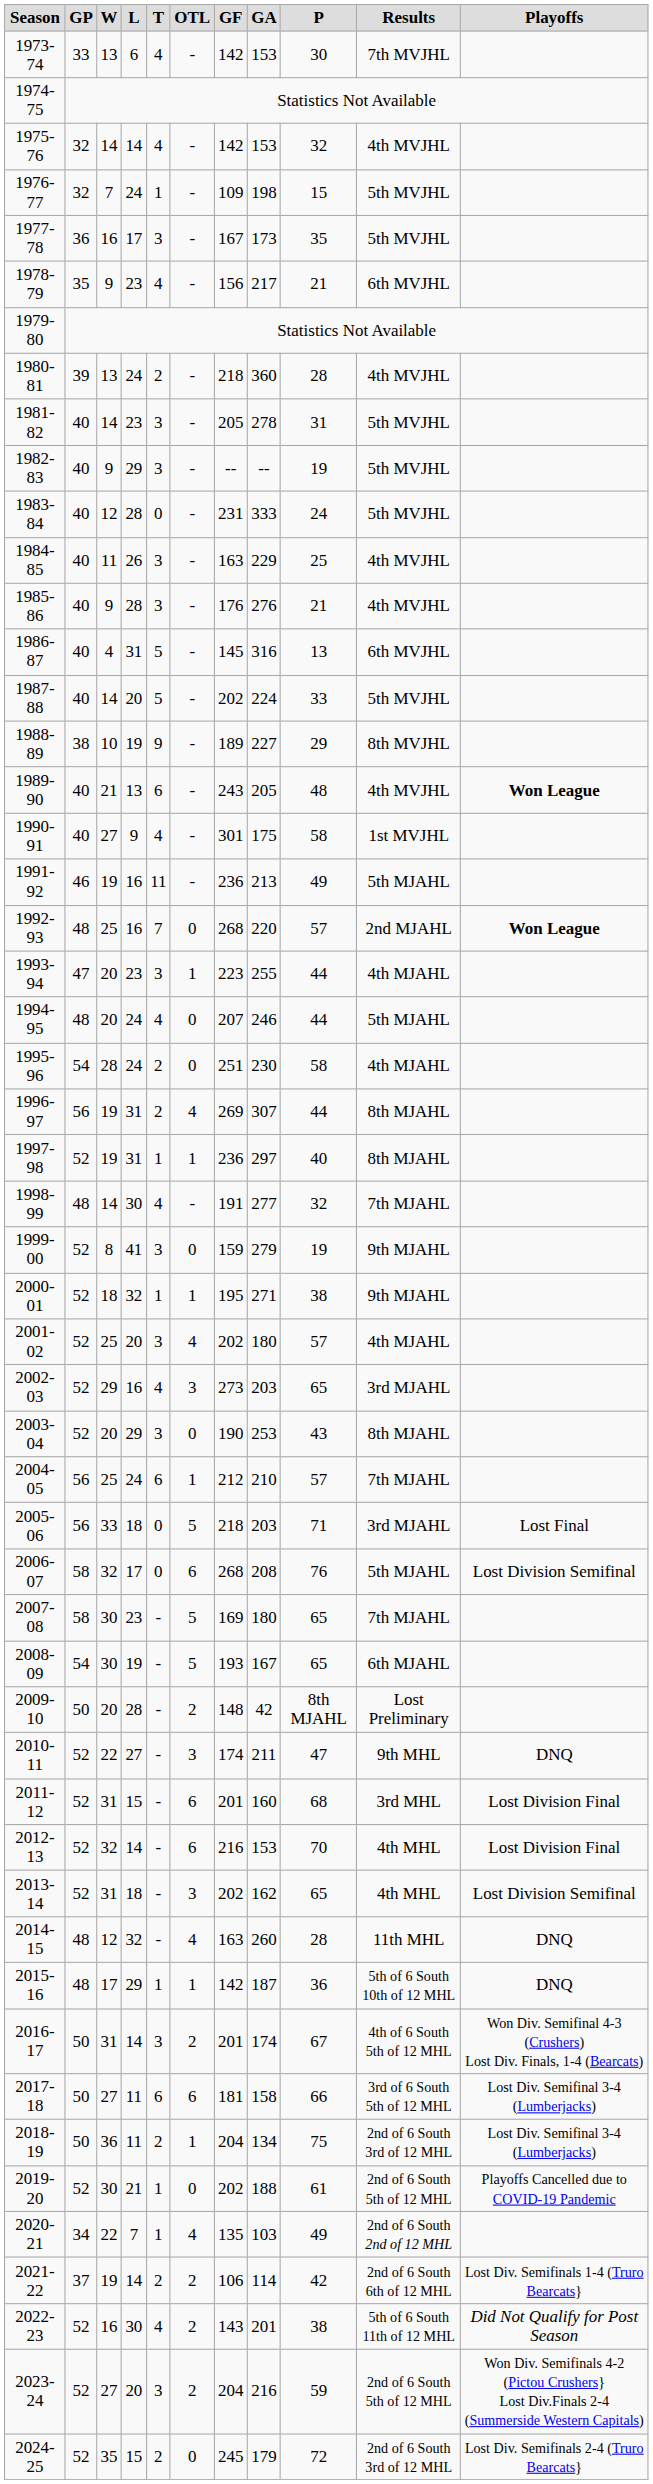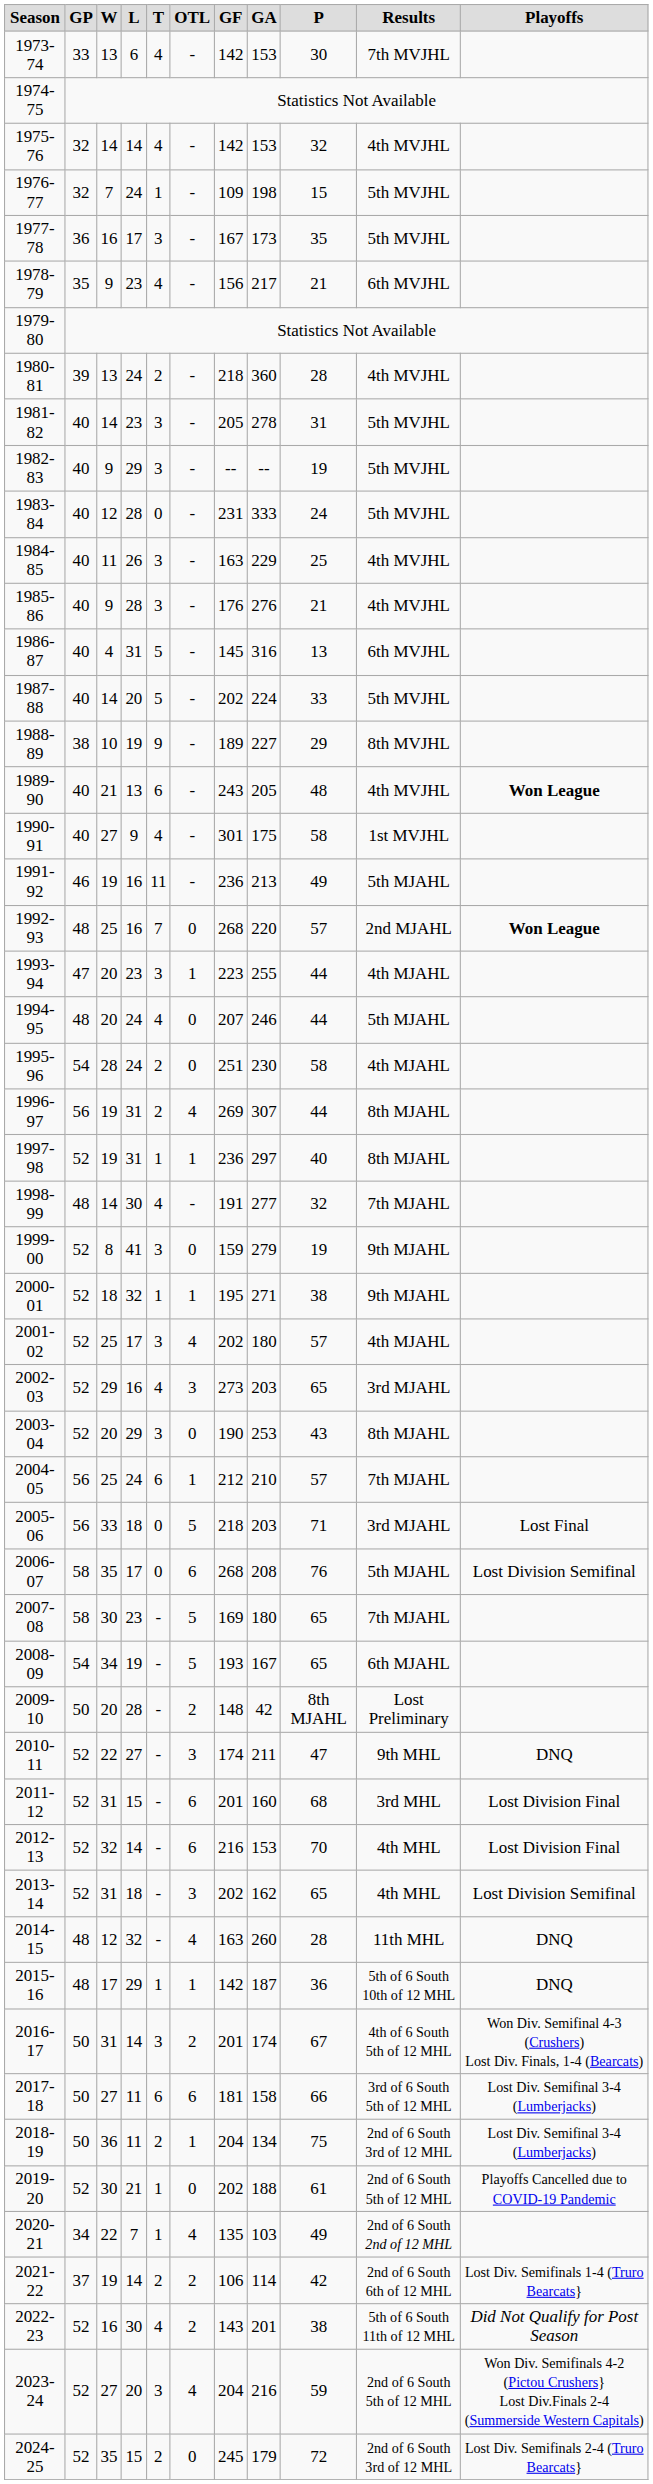(134, 1341) 20 -> (134, 1341) 17
(109, 1571) 32 -> (109, 1571) 35
(109, 1663) 30 -> (109, 1663) 34
(192, 2391) 2 -> (192, 2391) 4
